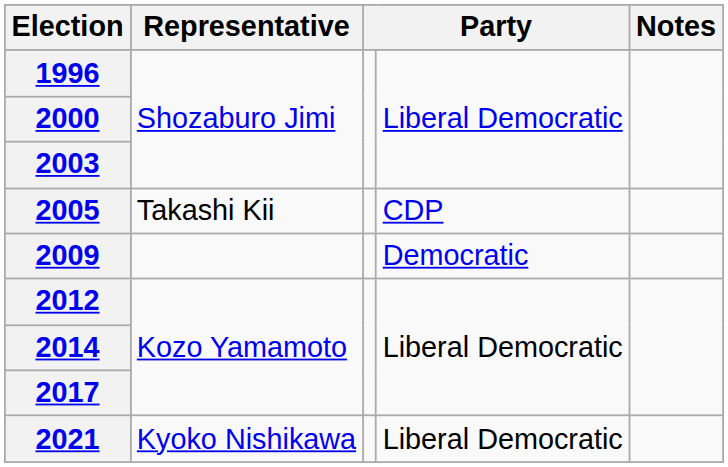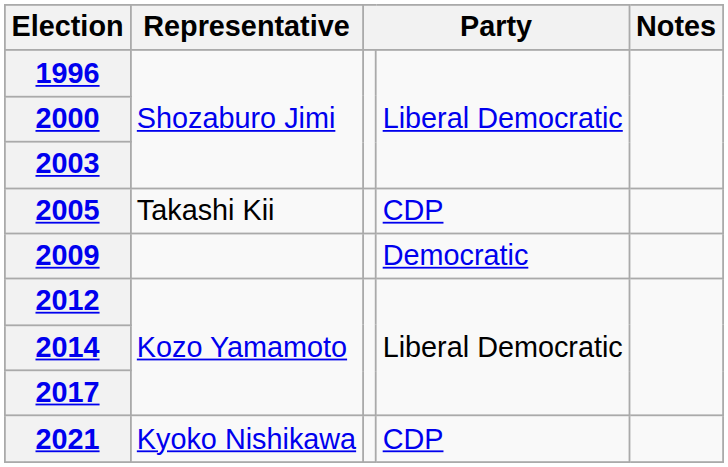(503, 438) Liberal Democratic -> (413, 438) CDP
